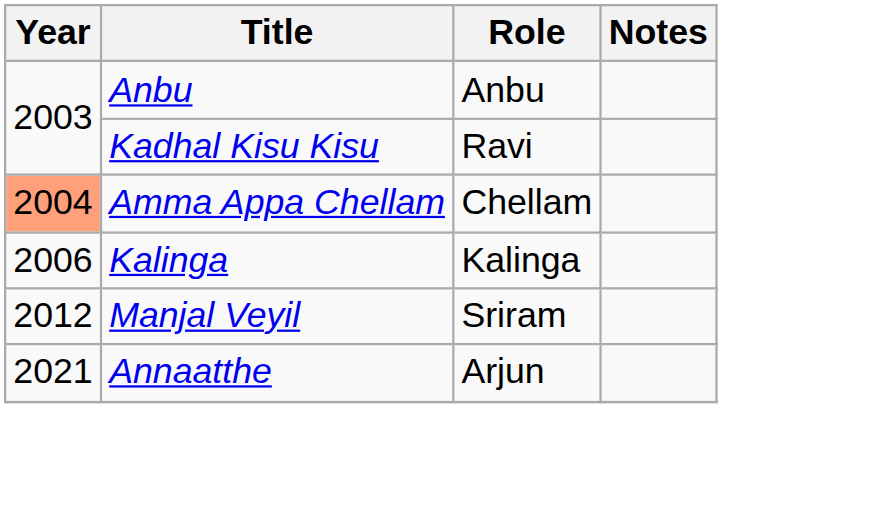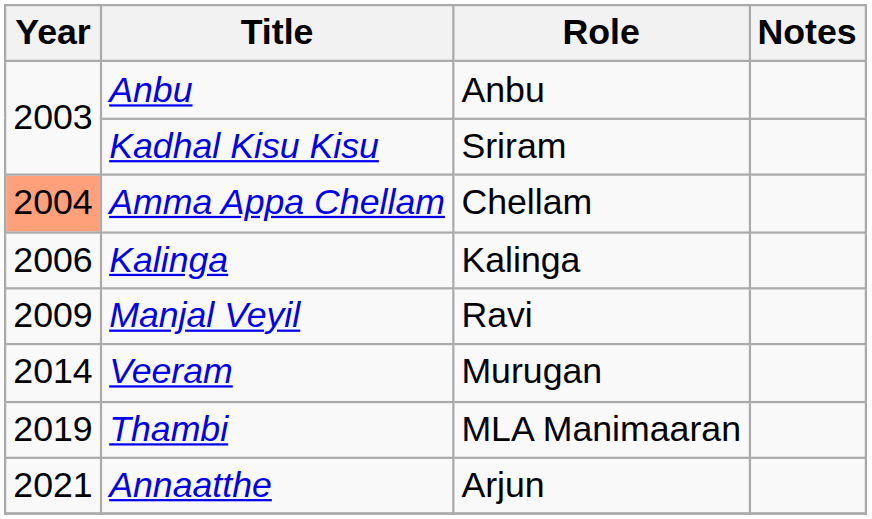(497, 145) Ravi -> (514, 145) Sriram
(53, 315) 2012 -> (53, 315) 2009
(514, 315) Sriram -> (497, 315) Ravi
+ row: (171, 372)
+ row: (169, 428)
